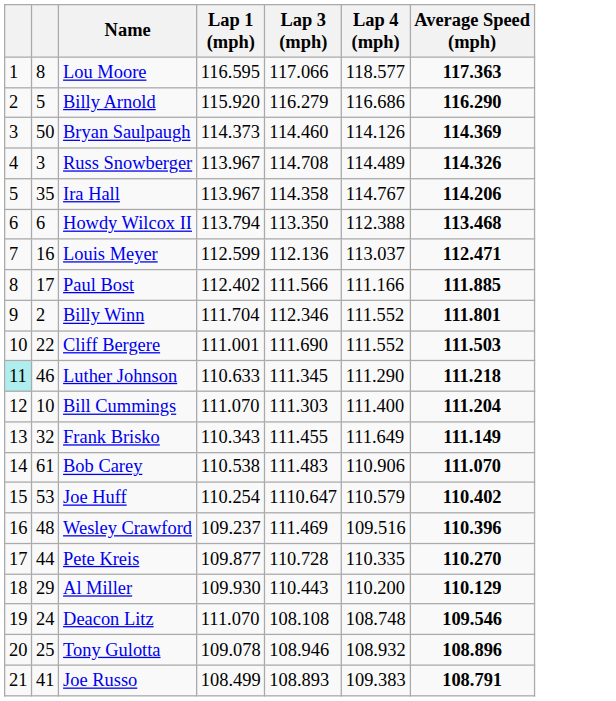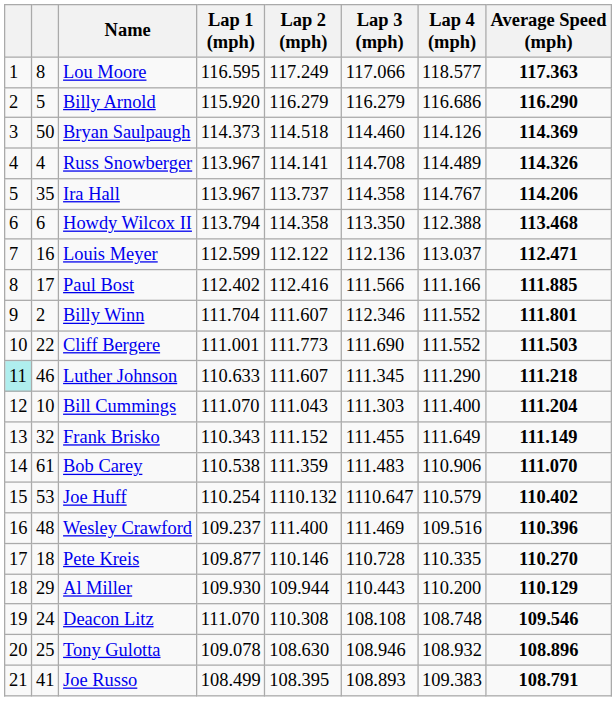+ column: (303, 30)
(41, 163) 3 -> (41, 163) 4
(45, 558) 44 -> (45, 558) 18
